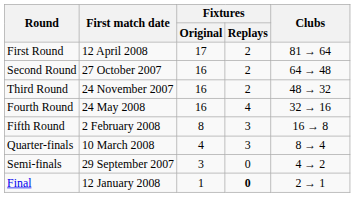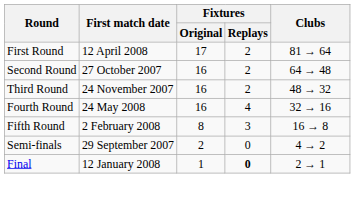- row: (40, 145)
(201, 164) 3 -> (201, 145) 2
